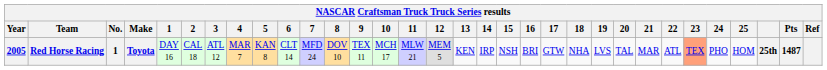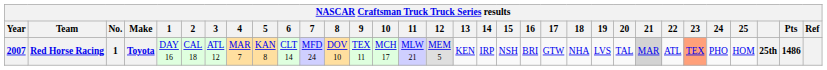(16, 51) 2005 -> (16, 51) 2007
(649, 51) no background -> (649, 51) lightgrey background
(791, 51) 1487 -> (791, 51) 1486
